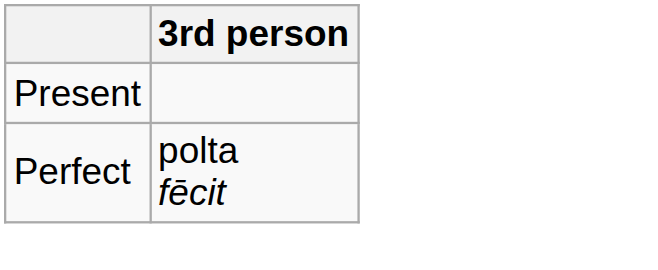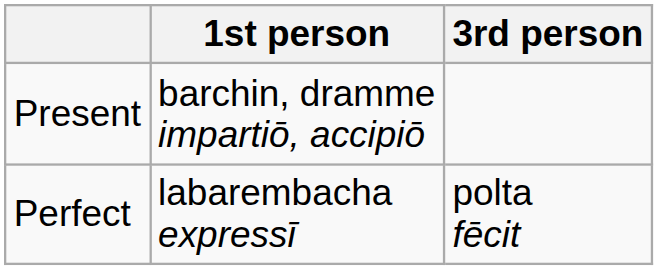+ column: (297, 33)
